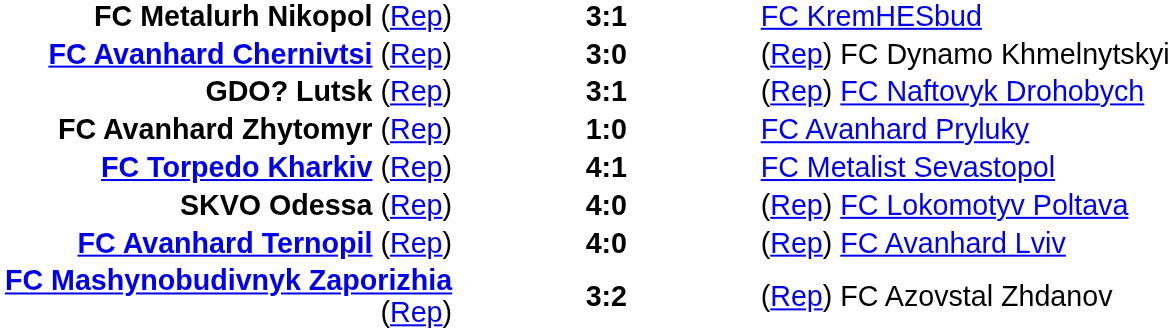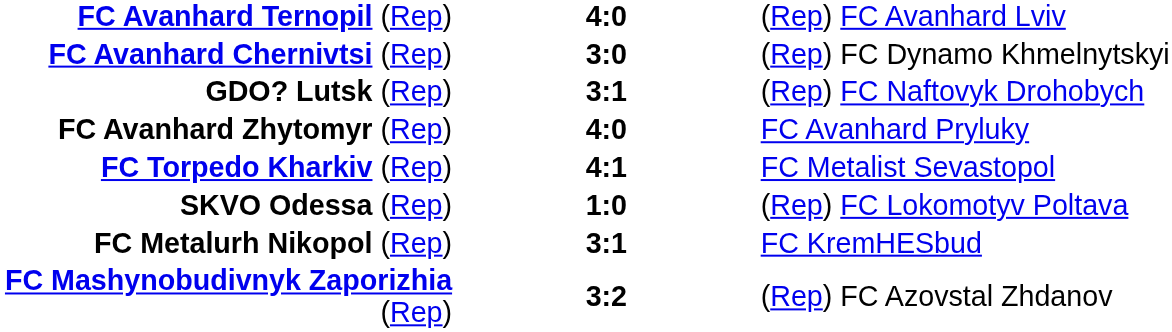rows swapped: (265, 243) <-> (273, 16)
(606, 129) 1:0 -> (606, 129) 4:0
(606, 205) 4:0 -> (606, 205) 1:0
